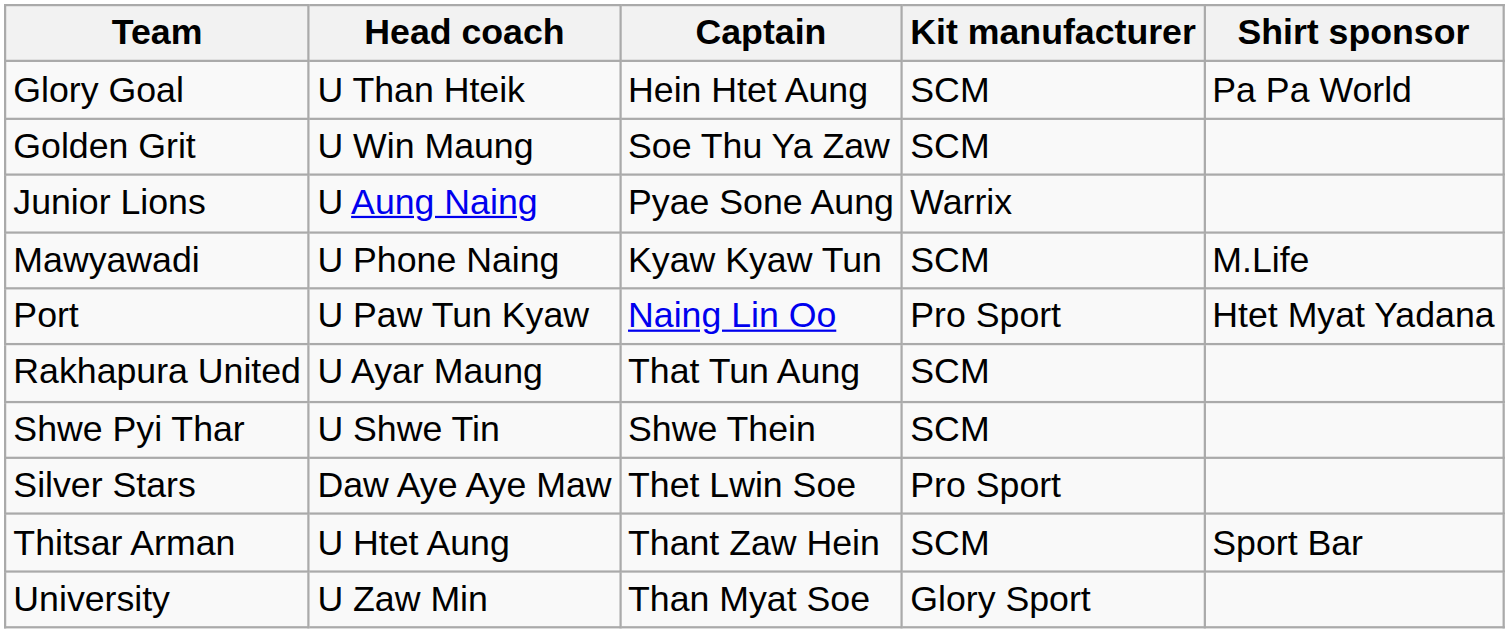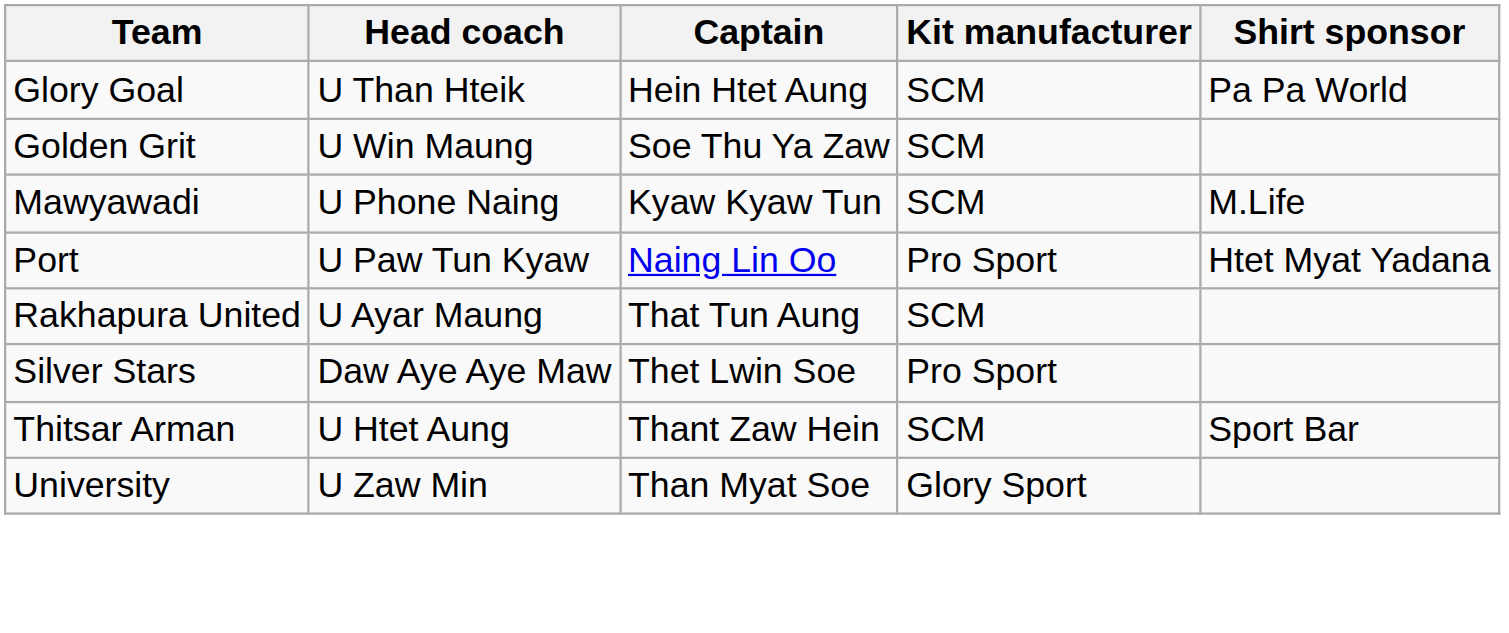- row: (110, 202)
- row: (129, 428)
